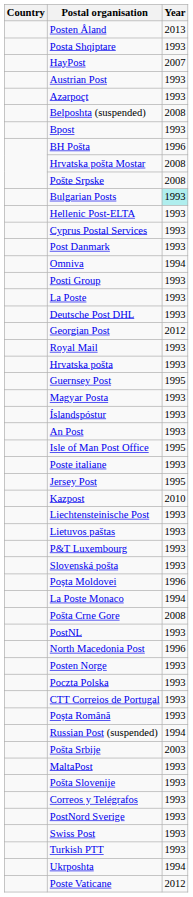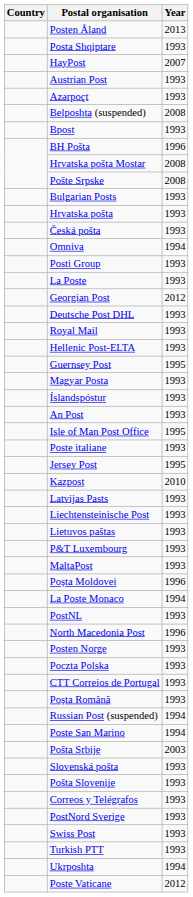(175, 197) paleturquoise background -> (175, 197) no background
rows swapped: (81, 364) <-> (92, 213)
- row: (98, 230)
+ row: (75, 230)
- row: (80, 247)
rows swapped: (80, 331) <-> (92, 314)
+ row: (79, 498)
rows swapped: (71, 766) <-> (84, 565)
- row: (85, 615)
+ row: (87, 733)
